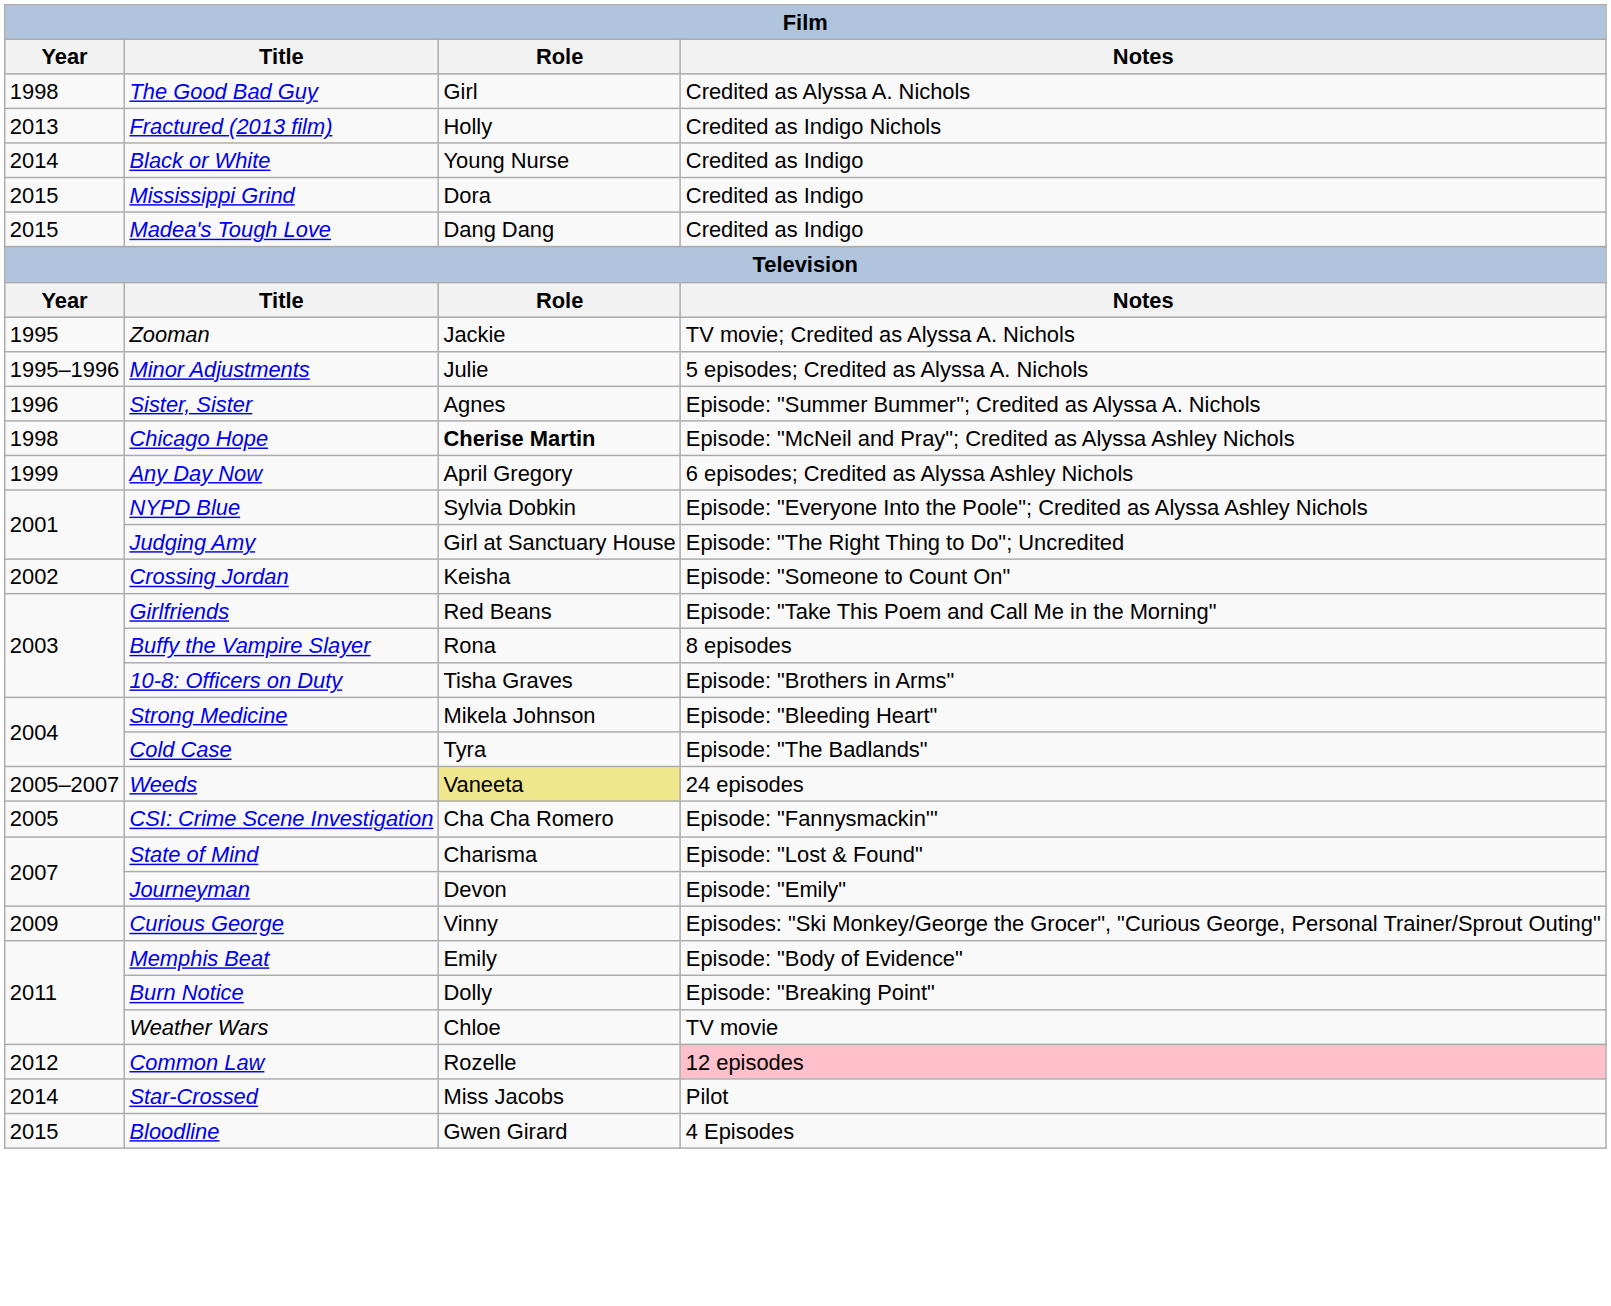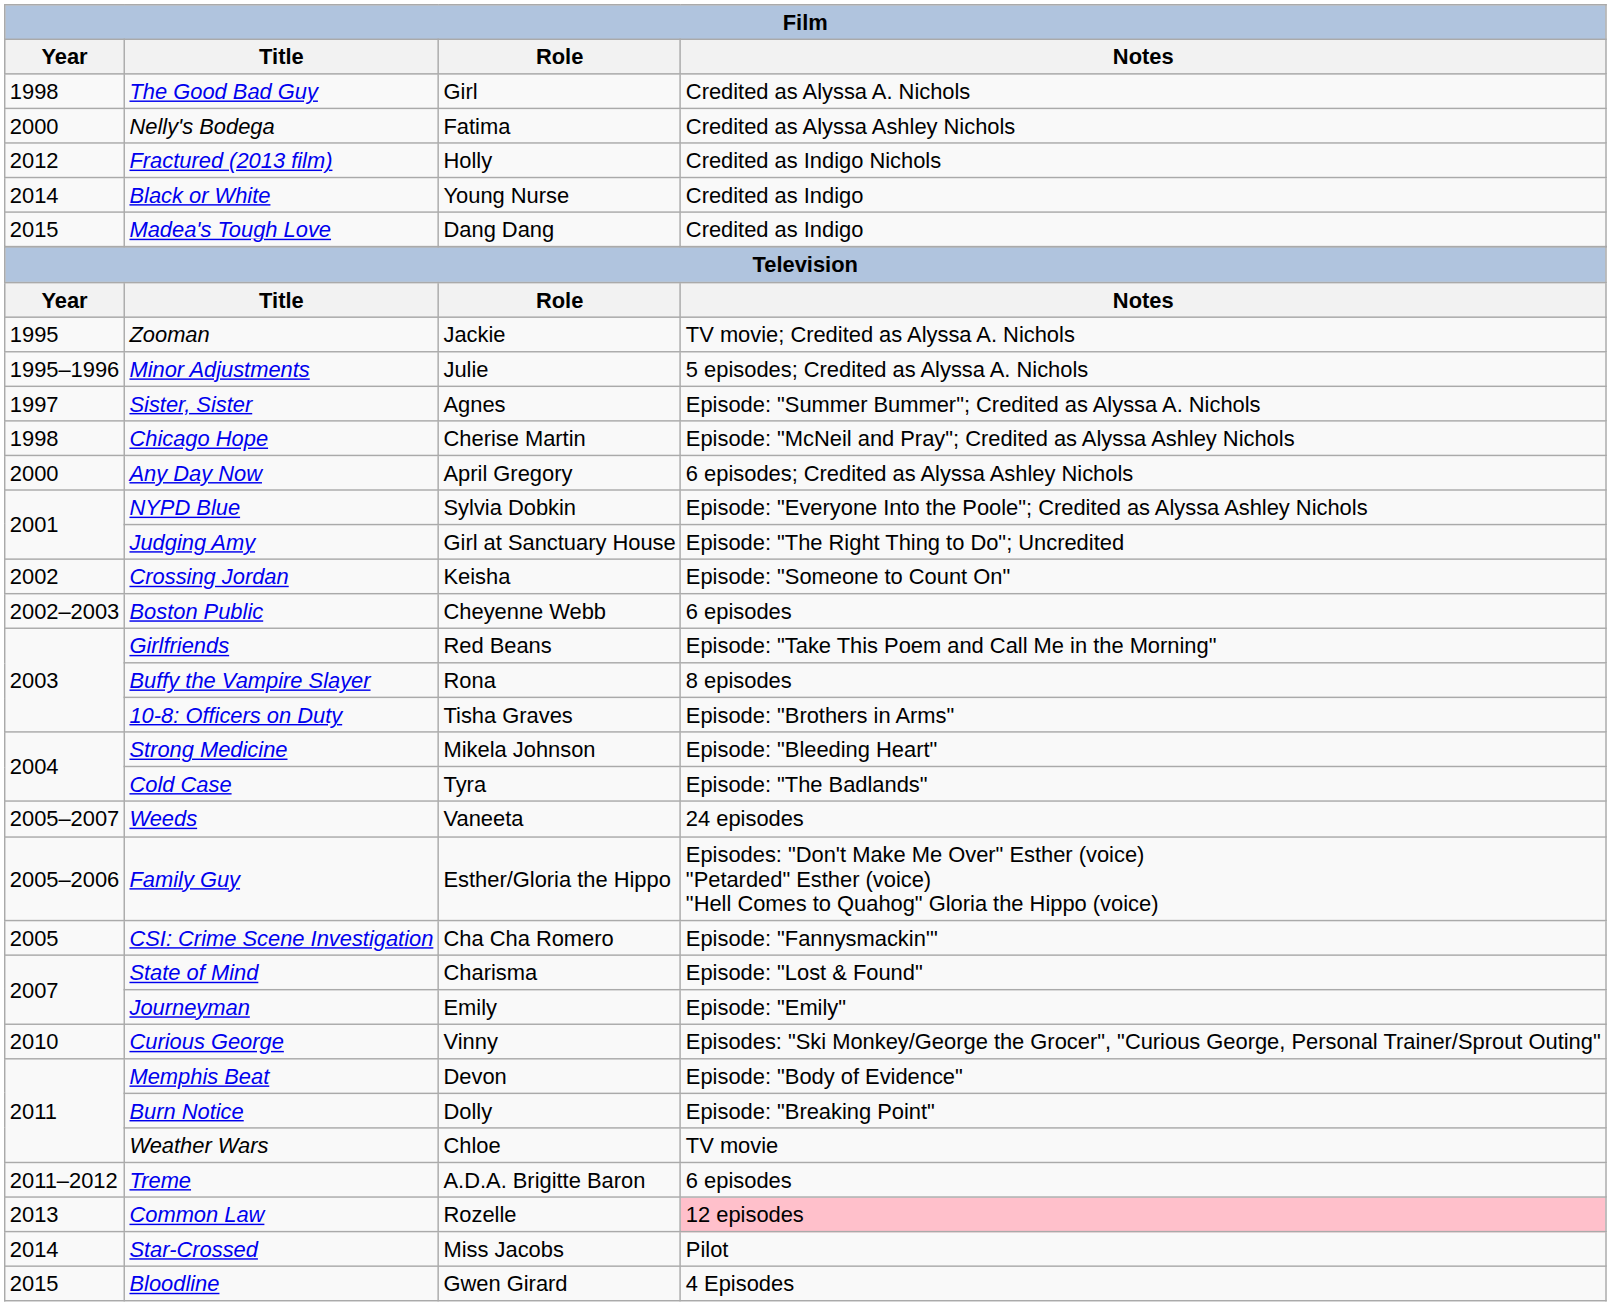+ row: (202, 126)
(34, 126) 2013 -> (34, 161) 2012
- row: (212, 195)
(34, 403) 1996 -> (34, 403) 1997
(519, 438) bold -> (515, 438) normal
(34, 473) 1999 -> (34, 473) 2000
+ row: (196, 611)
(483, 785) khaki background -> (483, 819) no background
+ row: (185, 878)
(475, 888) Devon -> (470, 1007) Emily
(34, 923) 2009 -> (34, 1041) 2010
(470, 958) Emily -> (475, 1076) Devon
+ row: (160, 1180)
(34, 1062) 2012 -> (34, 1215) 2013
